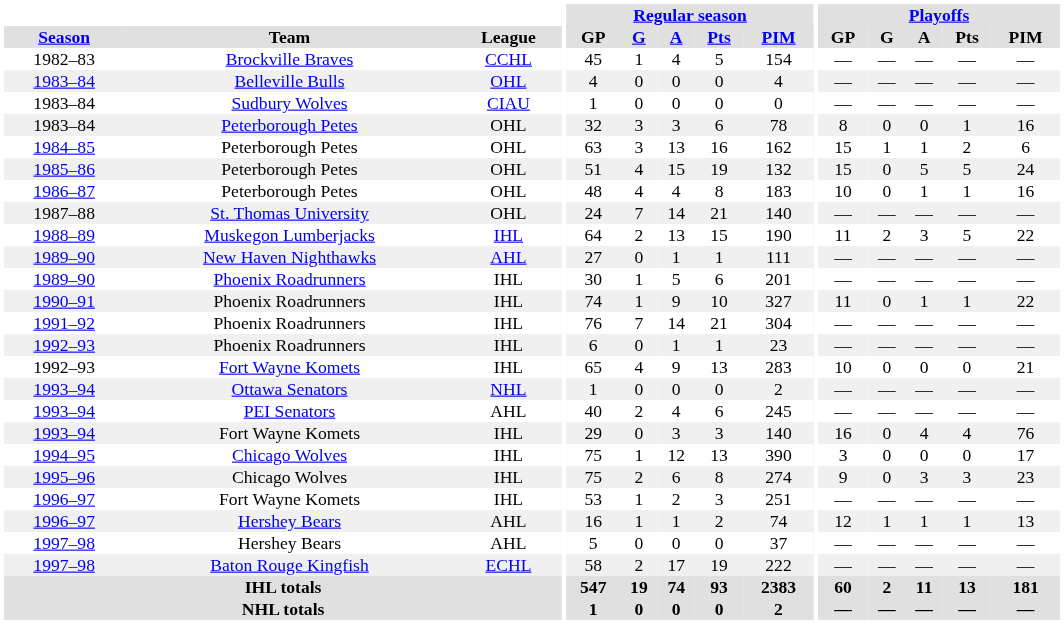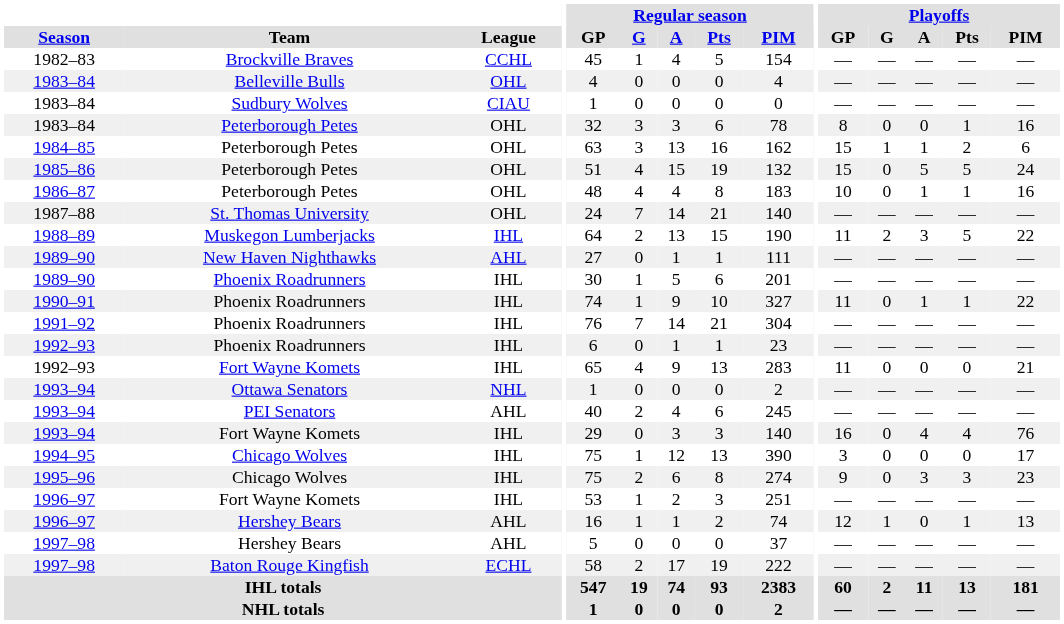(843, 366) 10 -> (843, 366) 11
(924, 520) 1 -> (924, 520) 0
